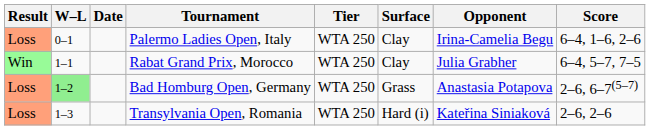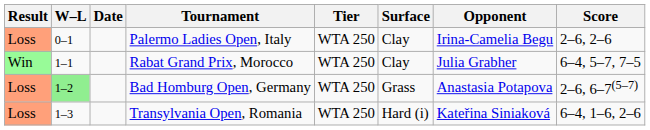(600, 39) 6–4, 1–6, 2–6 -> (586, 39) 2–6, 2–6
(586, 113) 2–6, 2–6 -> (600, 113) 6–4, 1–6, 2–6
